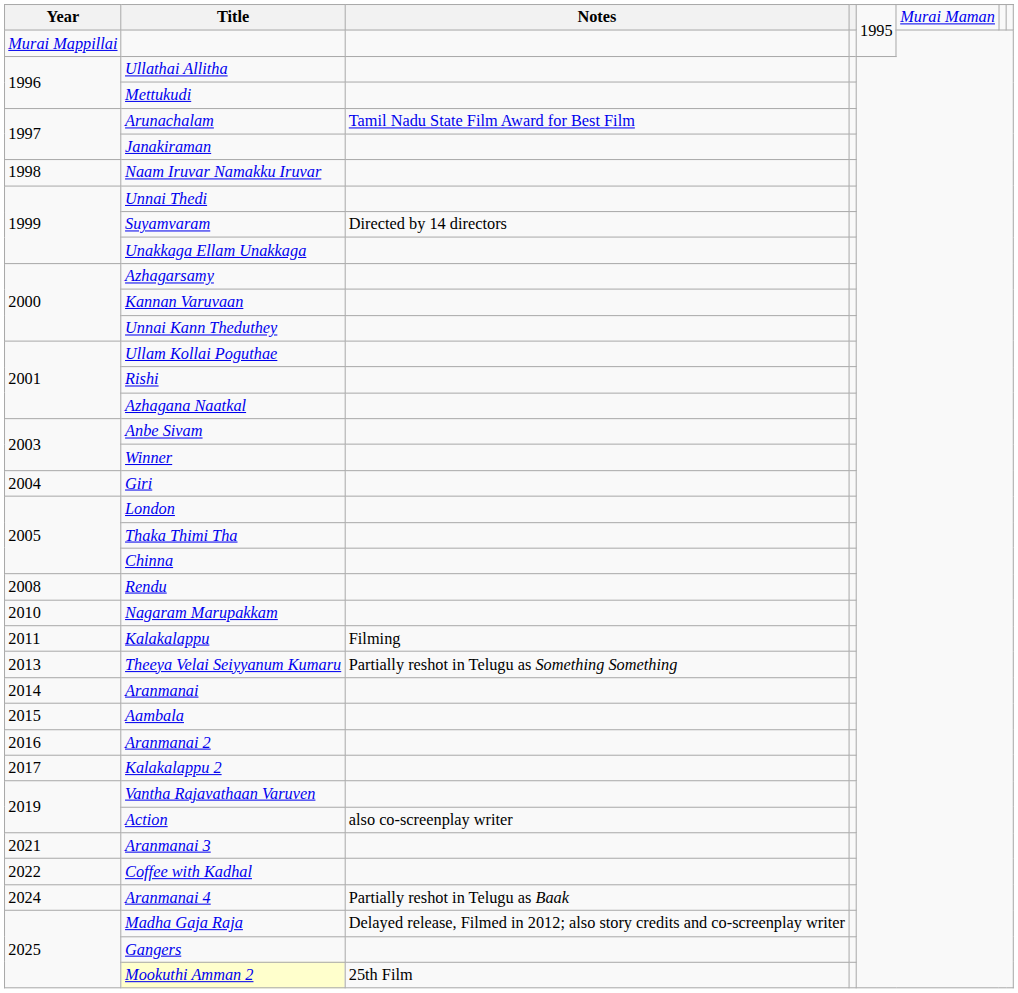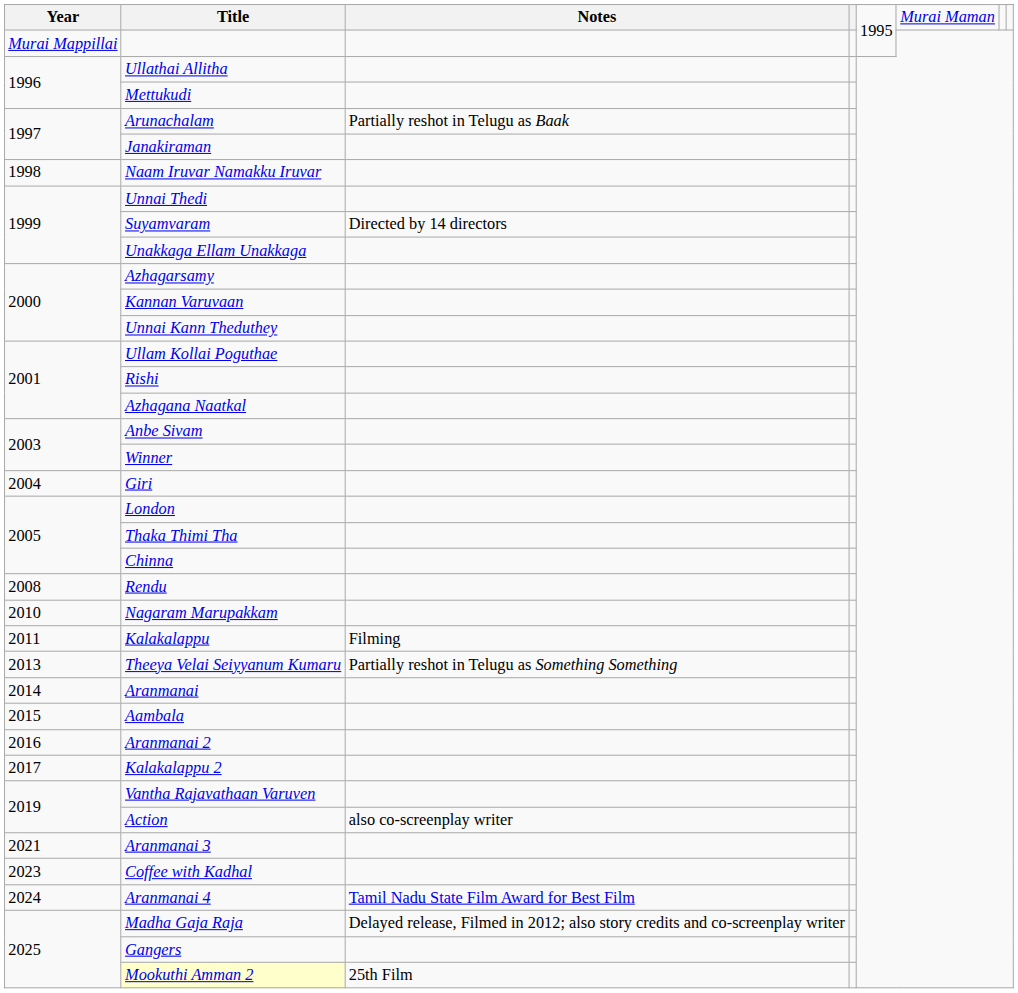(492, 120) Tamil Nadu State Film Award for Best Film -> (459, 120) Partially reshot in Telugu as Baak
(25, 871) 2022 -> (25, 871) 2023
(459, 897) Partially reshot in Telugu as Baak -> (492, 897) Tamil Nadu State Film Award for Best Film
